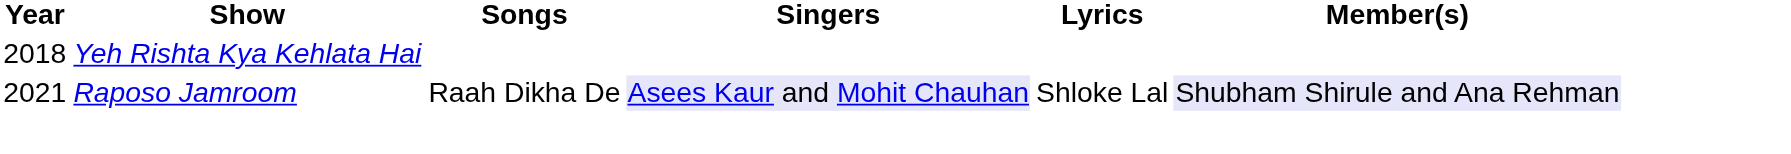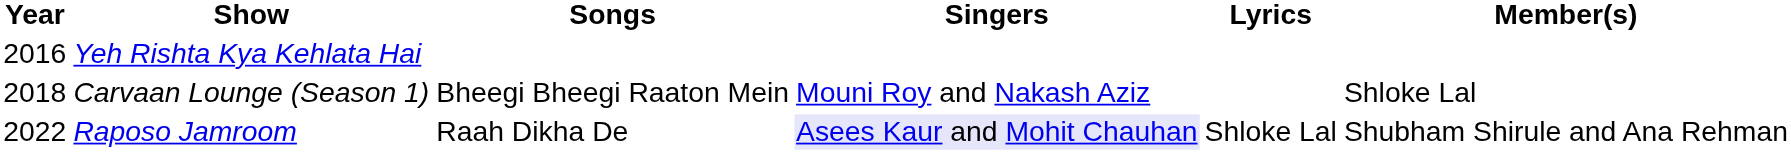(35, 53) 2018 -> (35, 53) 2016
+ row: (251, 92)
(35, 92) 2021 -> (35, 131) 2022
(1397, 92) lavender background -> (1566, 131) no background
